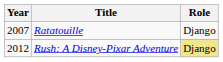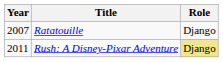(18, 48) 2012 -> (18, 48) 2011
